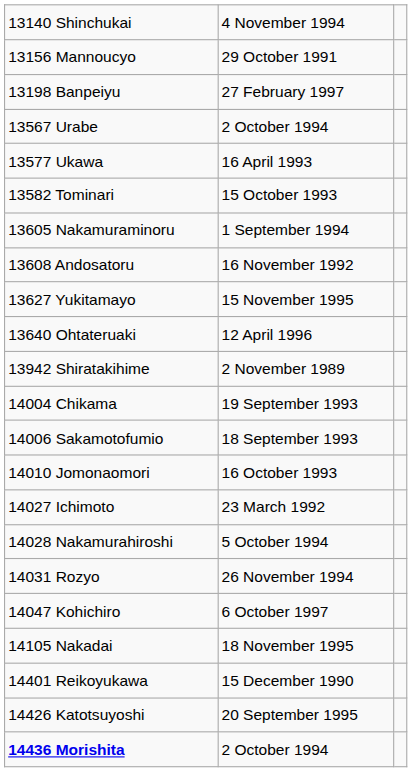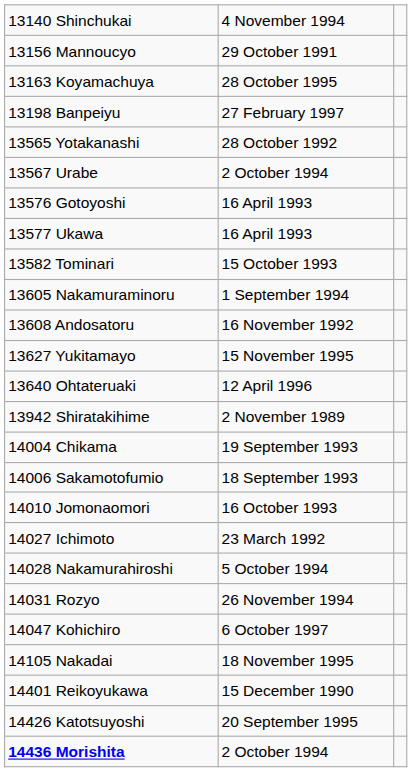+ row: (81, 81)
+ row: (74, 142)
+ row: (67, 203)
